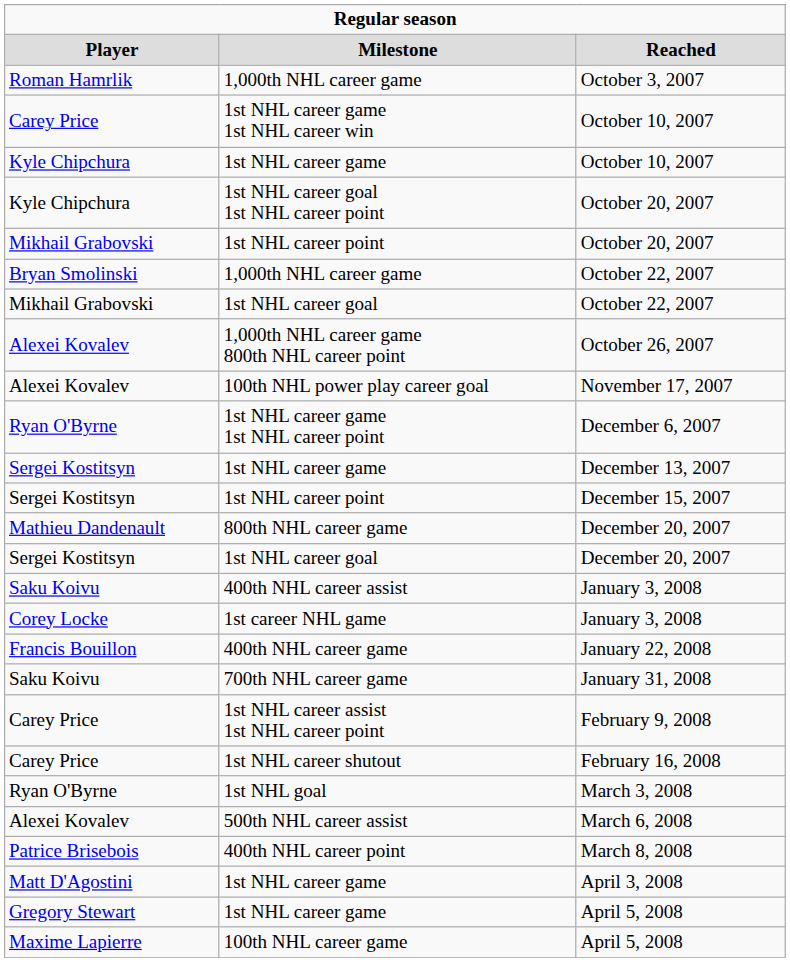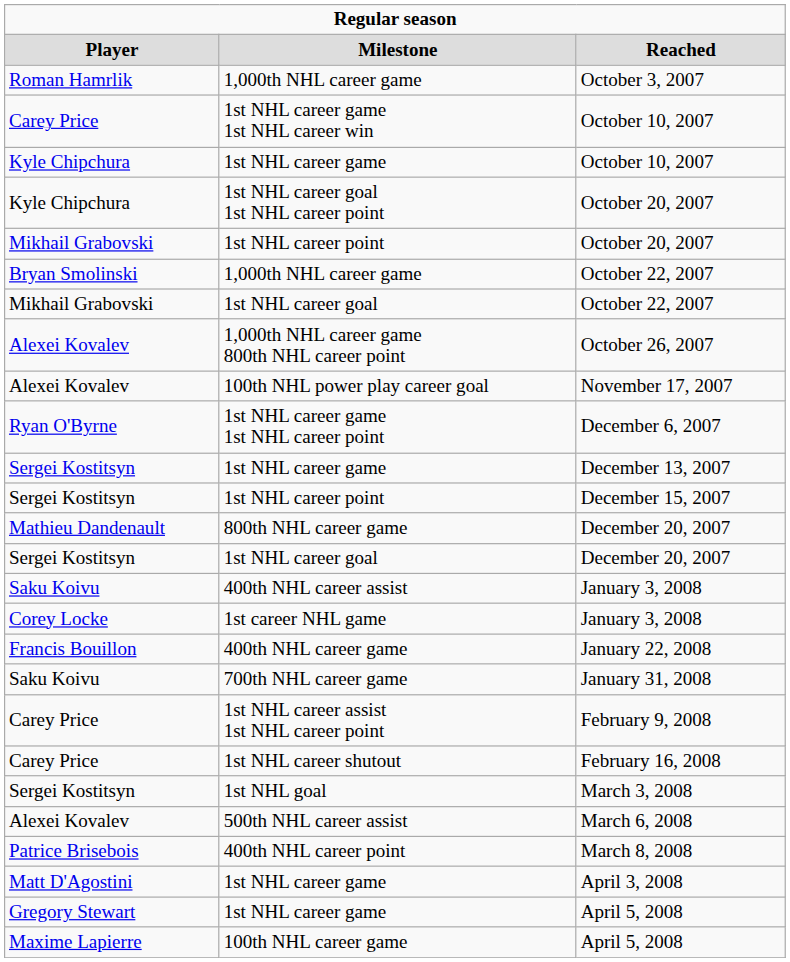(63, 791) Ryan O'Byrne -> (72, 791) Sergei Kostitsyn
